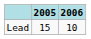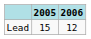(72, 27) 10 -> (72, 27) 12
